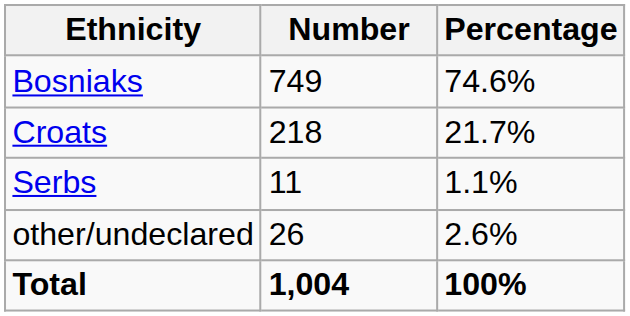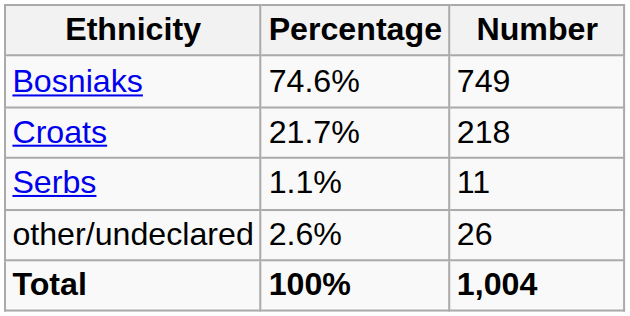columns swapped: (349, 30) <-> (531, 30)
